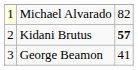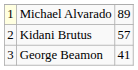(124, 14) 82 -> (124, 14) 89
(124, 34) bold -> (124, 34) normal
